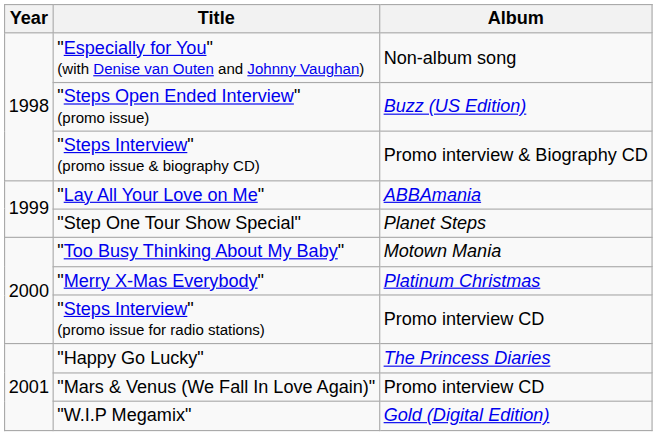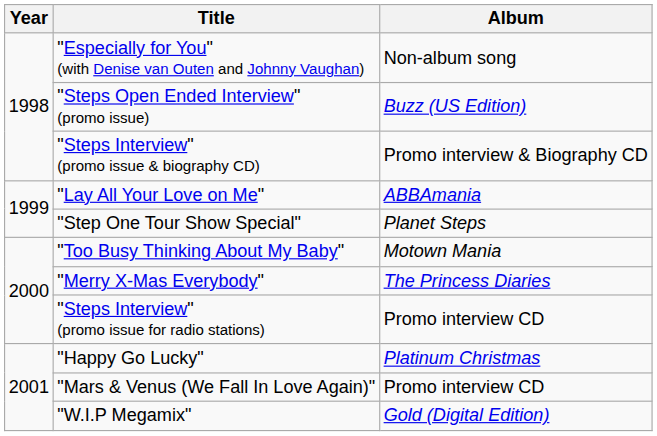(462, 280) Platinum Christmas -> (467, 280) The Princess Diaries
(467, 358) The Princess Diaries -> (462, 358) Platinum Christmas
